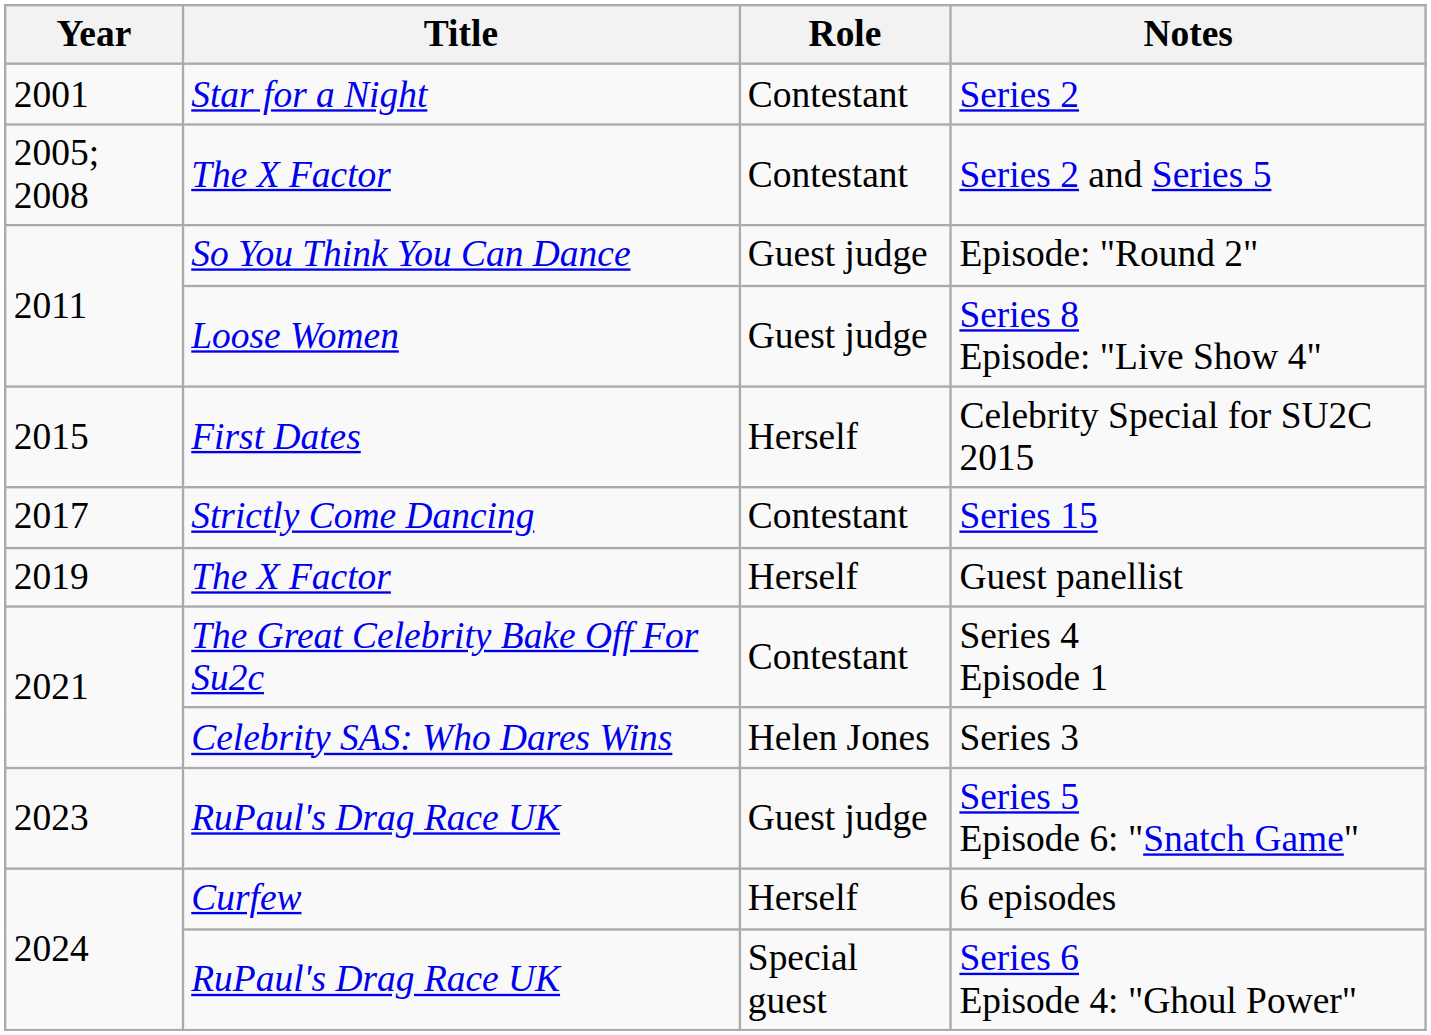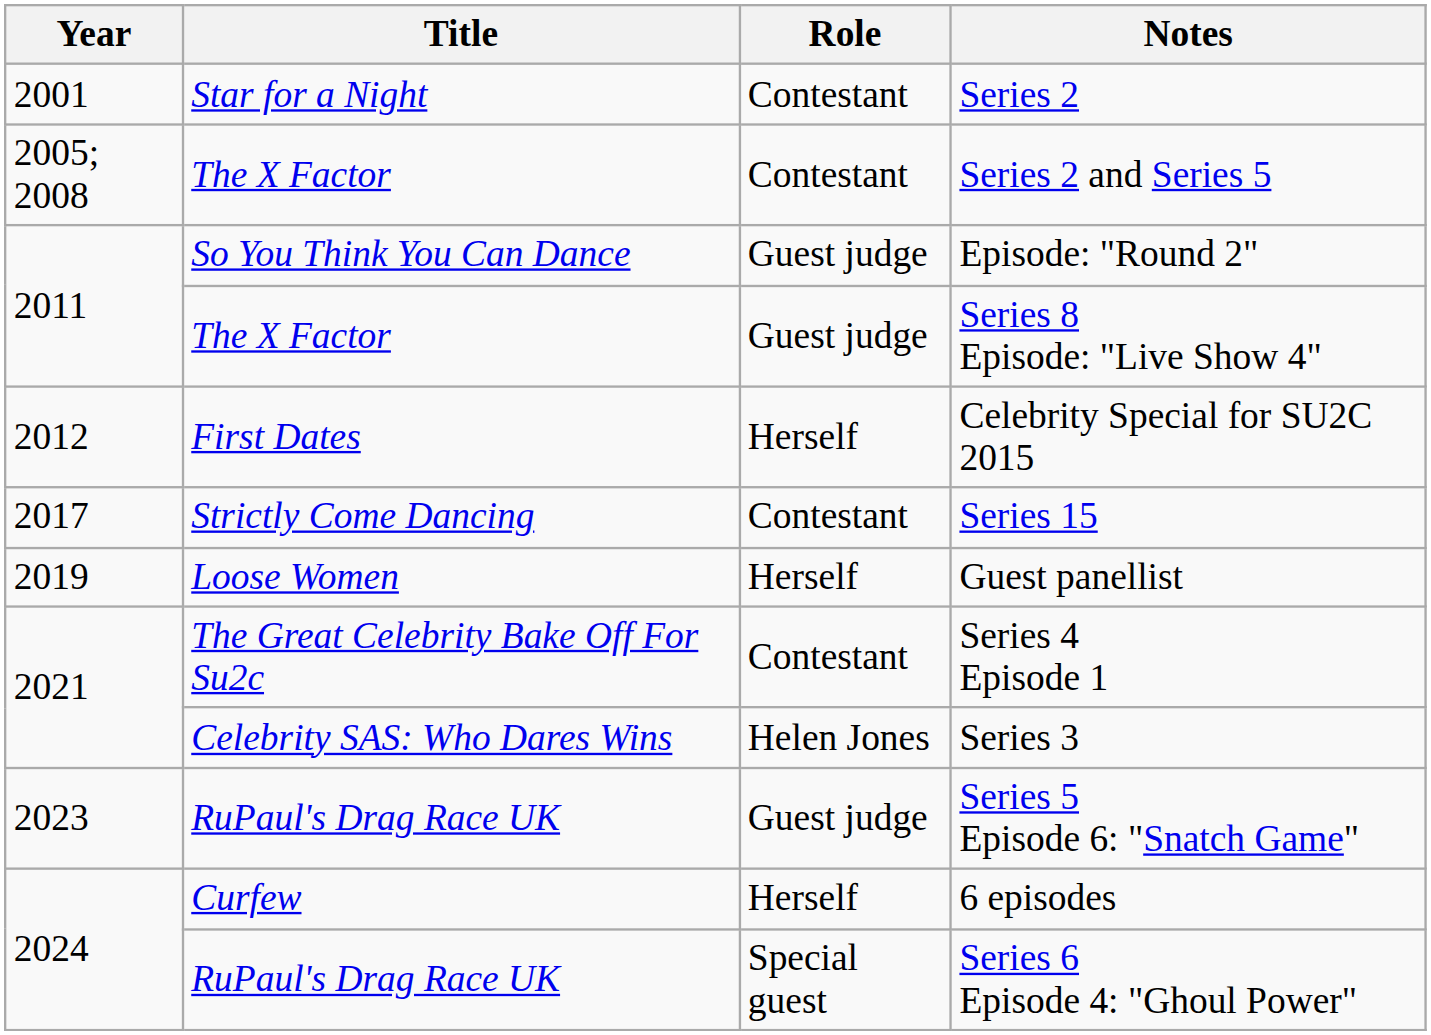(295, 334) Loose Women -> (291, 334) The X Factor
(51, 436) 2015 -> (51, 436) 2012
(291, 576) The X Factor -> (295, 576) Loose Women
